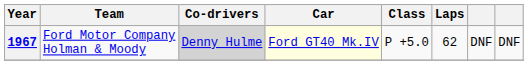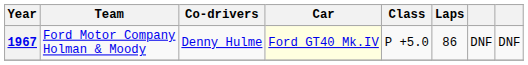(222, 43) lightgrey background -> (222, 43) no background
(450, 43) 62 -> (450, 43) 86
